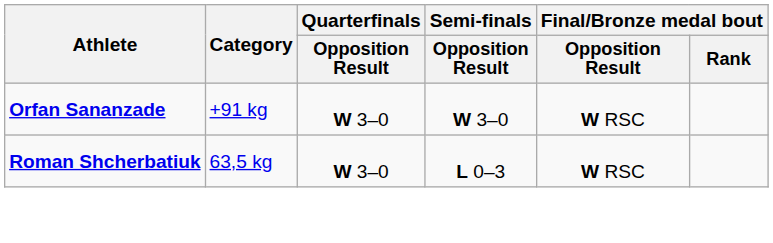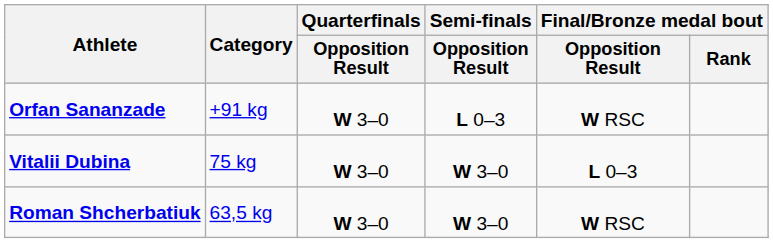(481, 120) W 3–0 -> (481, 120) L 0–3
+ row: (70, 161)
(481, 172) L 0–3 -> (481, 223) W 3–0
